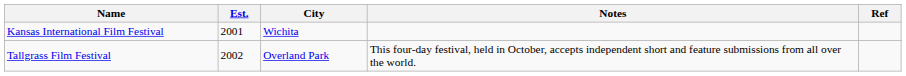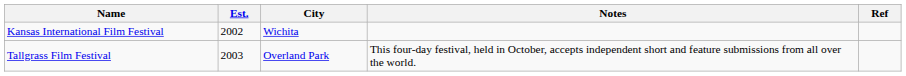(232, 31) 2001 -> (232, 31) 2002
(232, 55) 2002 -> (232, 55) 2003
